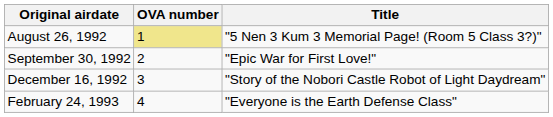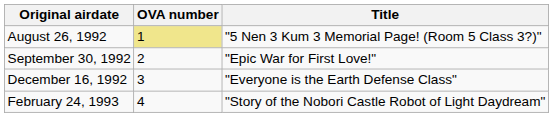(385, 79) "Story of the Nobori Castle Robot of Light Daydream" -> (341, 79) "Everyone is the Earth Defense Class"
(341, 101) "Everyone is the Earth Defense Class" -> (385, 101) "Story of the Nobori Castle Robot of Light Daydream"
